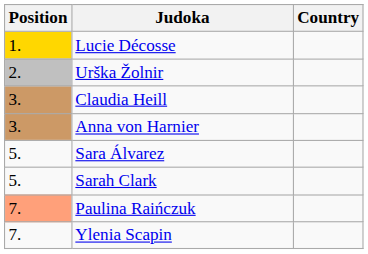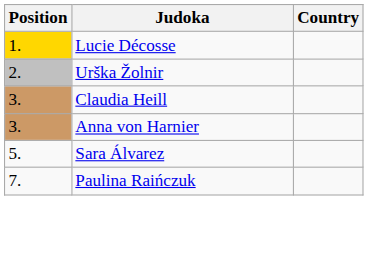- row: (116, 180)
(15, 208) lightsalmon background -> (15, 180) no background
- row: (124, 235)
